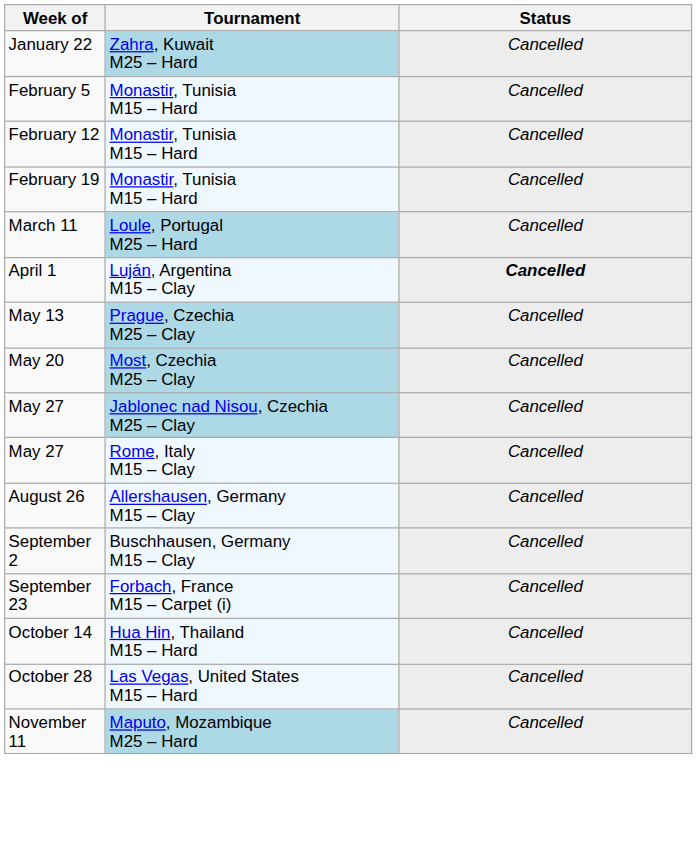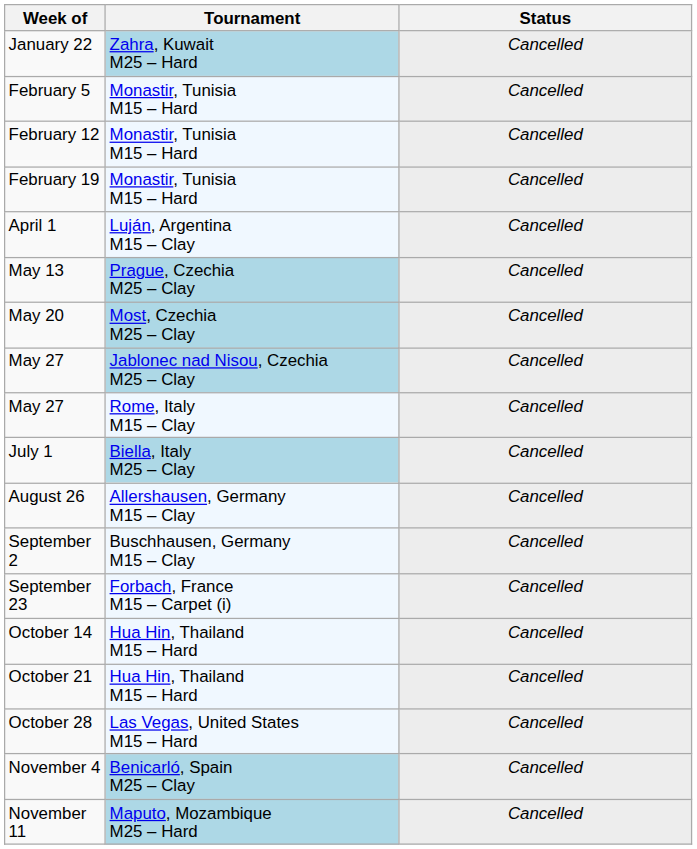- row: (43, 225)
(545, 270) bold -> (545, 225) normal
+ row: (31, 451)
+ row: (50, 677)
+ row: (55, 767)
